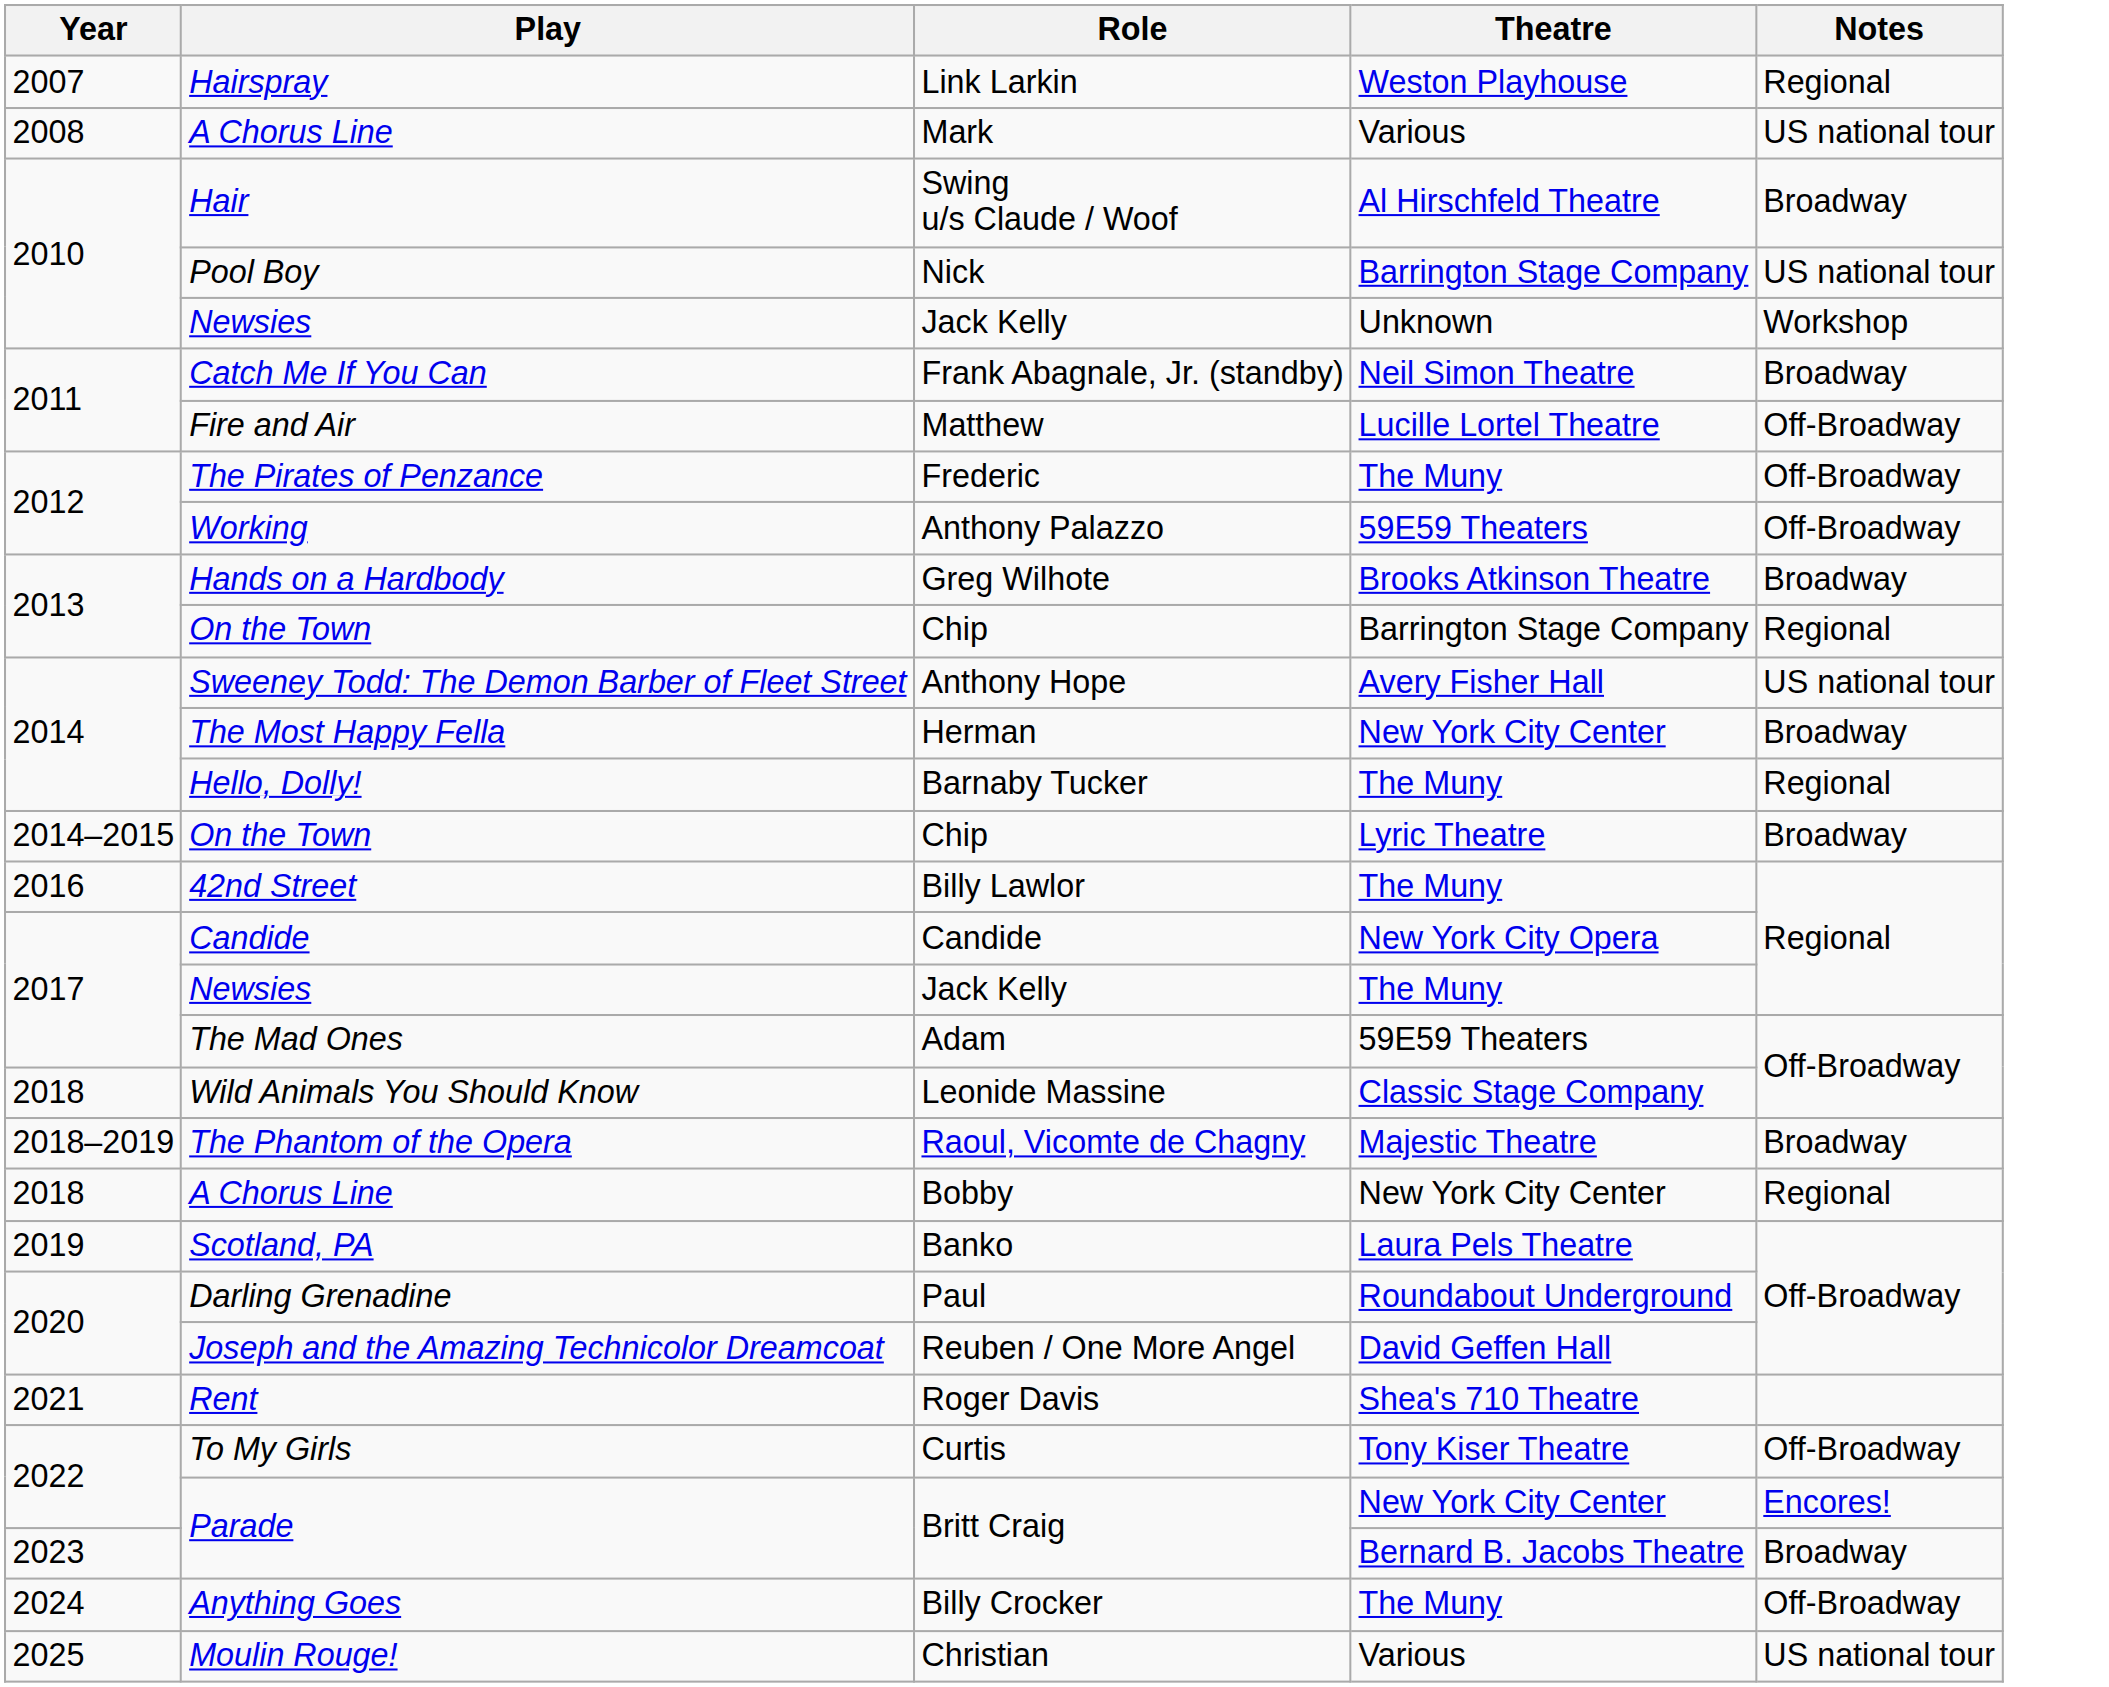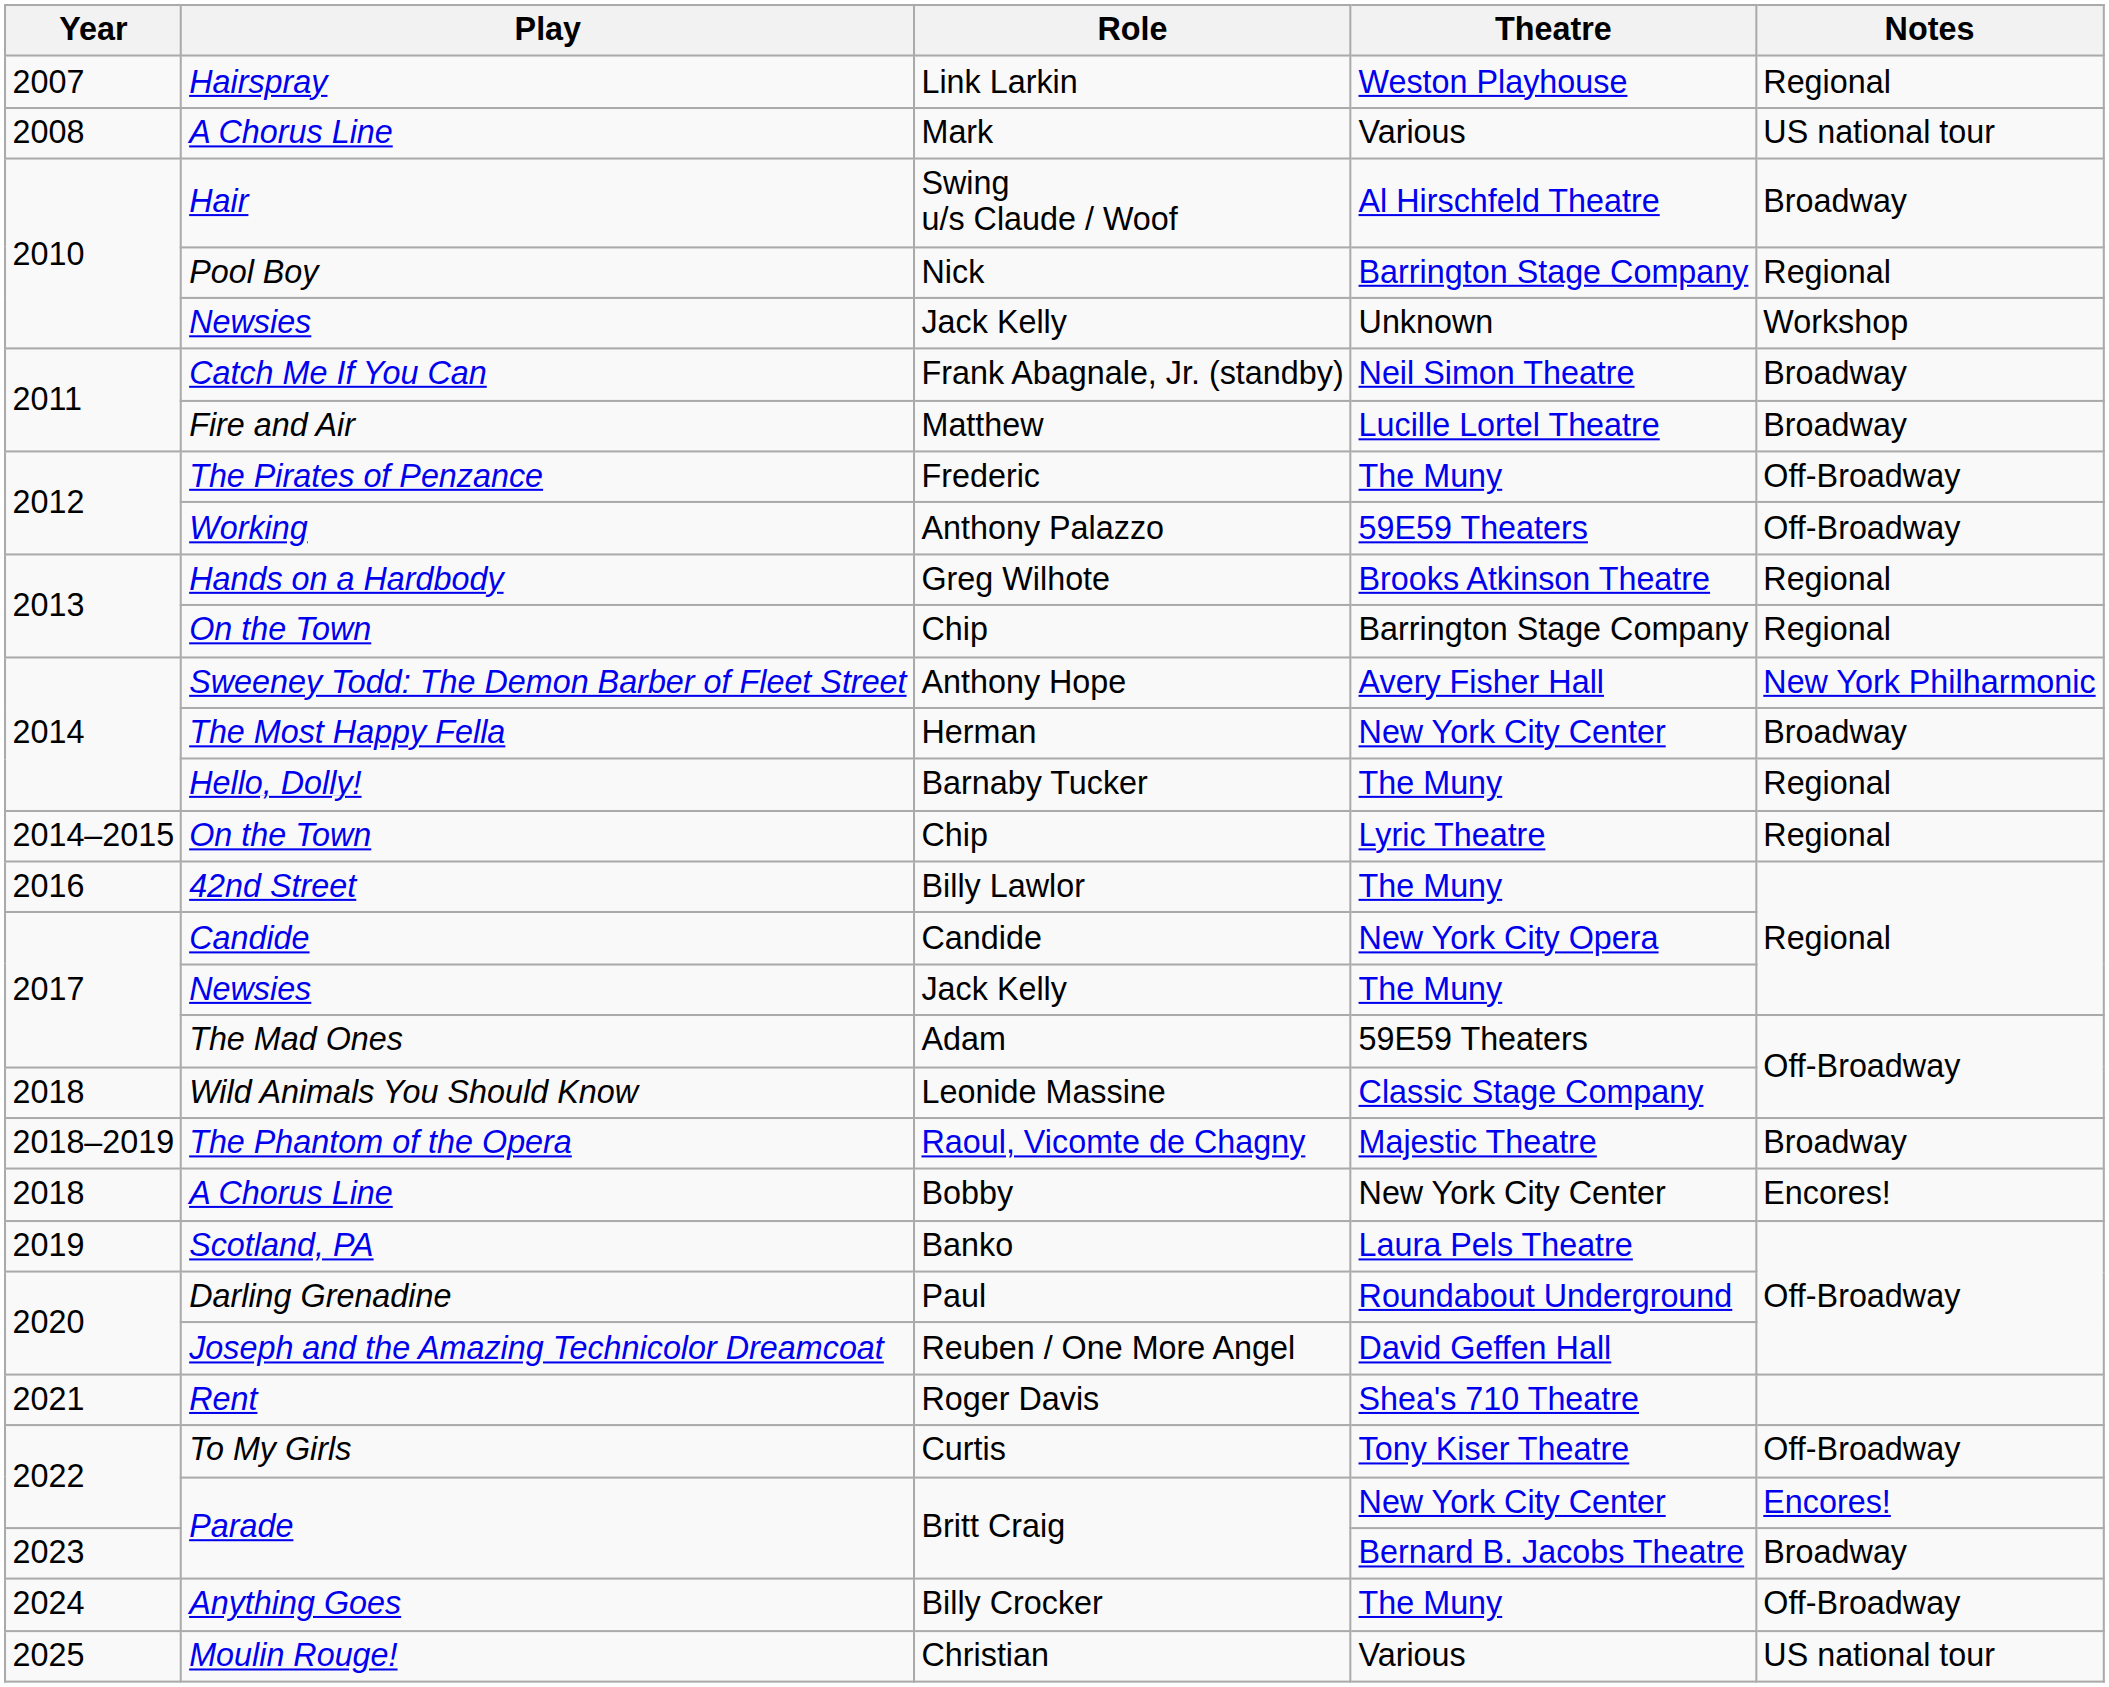(1879, 271) US national tour -> (1827, 271) Regional
(1862, 425) Off-Broadway -> (1835, 425) Broadway
(1835, 579) Broadway -> (1827, 579) Regional
(1879, 681) US national tour -> (1929, 681) New York Philharmonic
(1835, 835) Broadway -> (1827, 835) Regional
(1827, 1194) Regional -> (1827, 1194) Encores!
